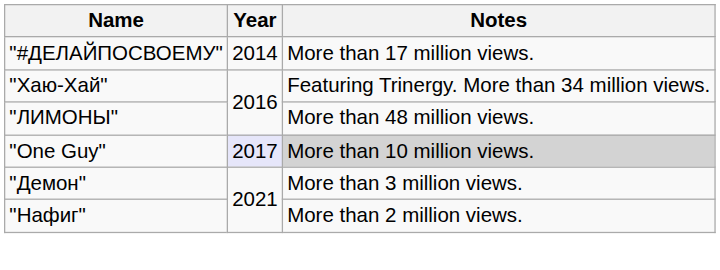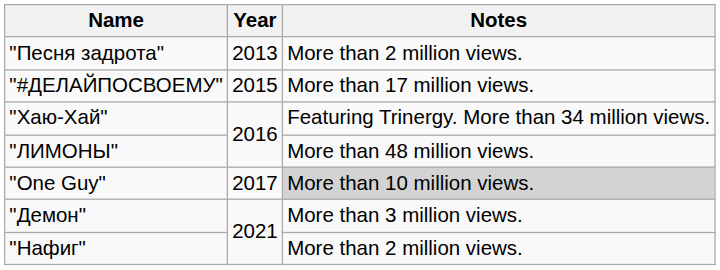+ row: (87, 53)
(255, 53) 2014 -> (255, 85) 2015
(255, 150) lavender background -> (255, 183) no background
